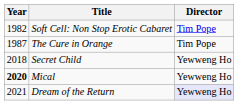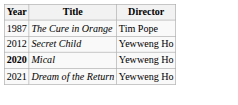- row: (102, 28)
(17, 60) 2018 -> (17, 44) 2012
(204, 92) lavender background -> (146, 76) no background
